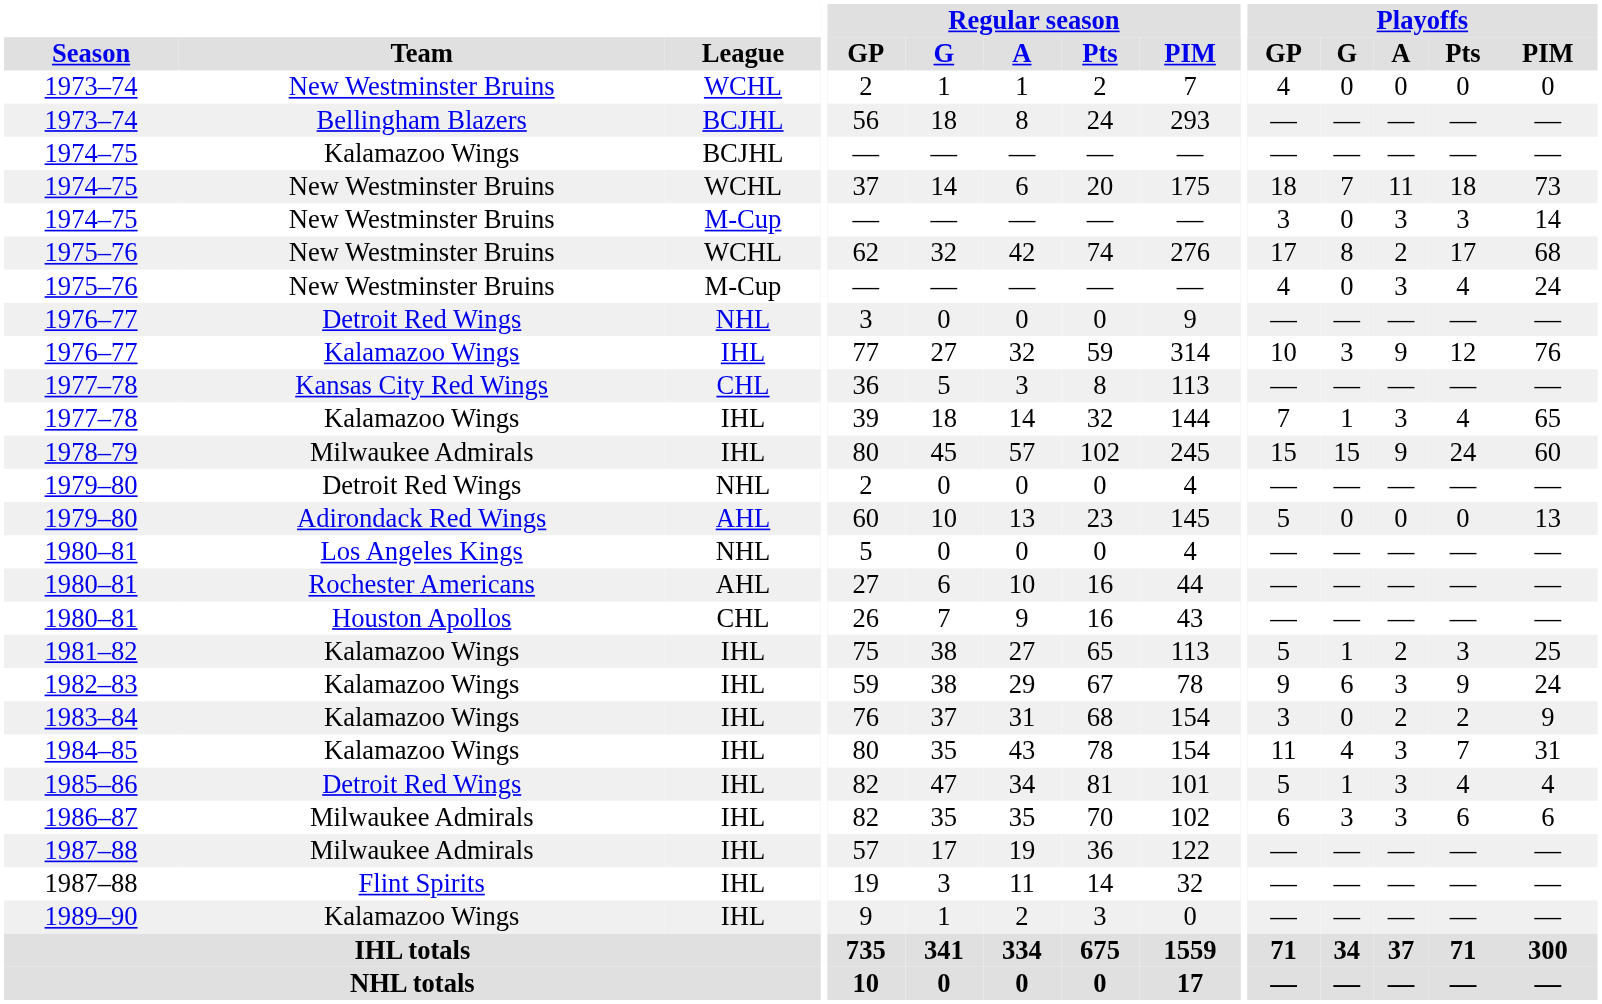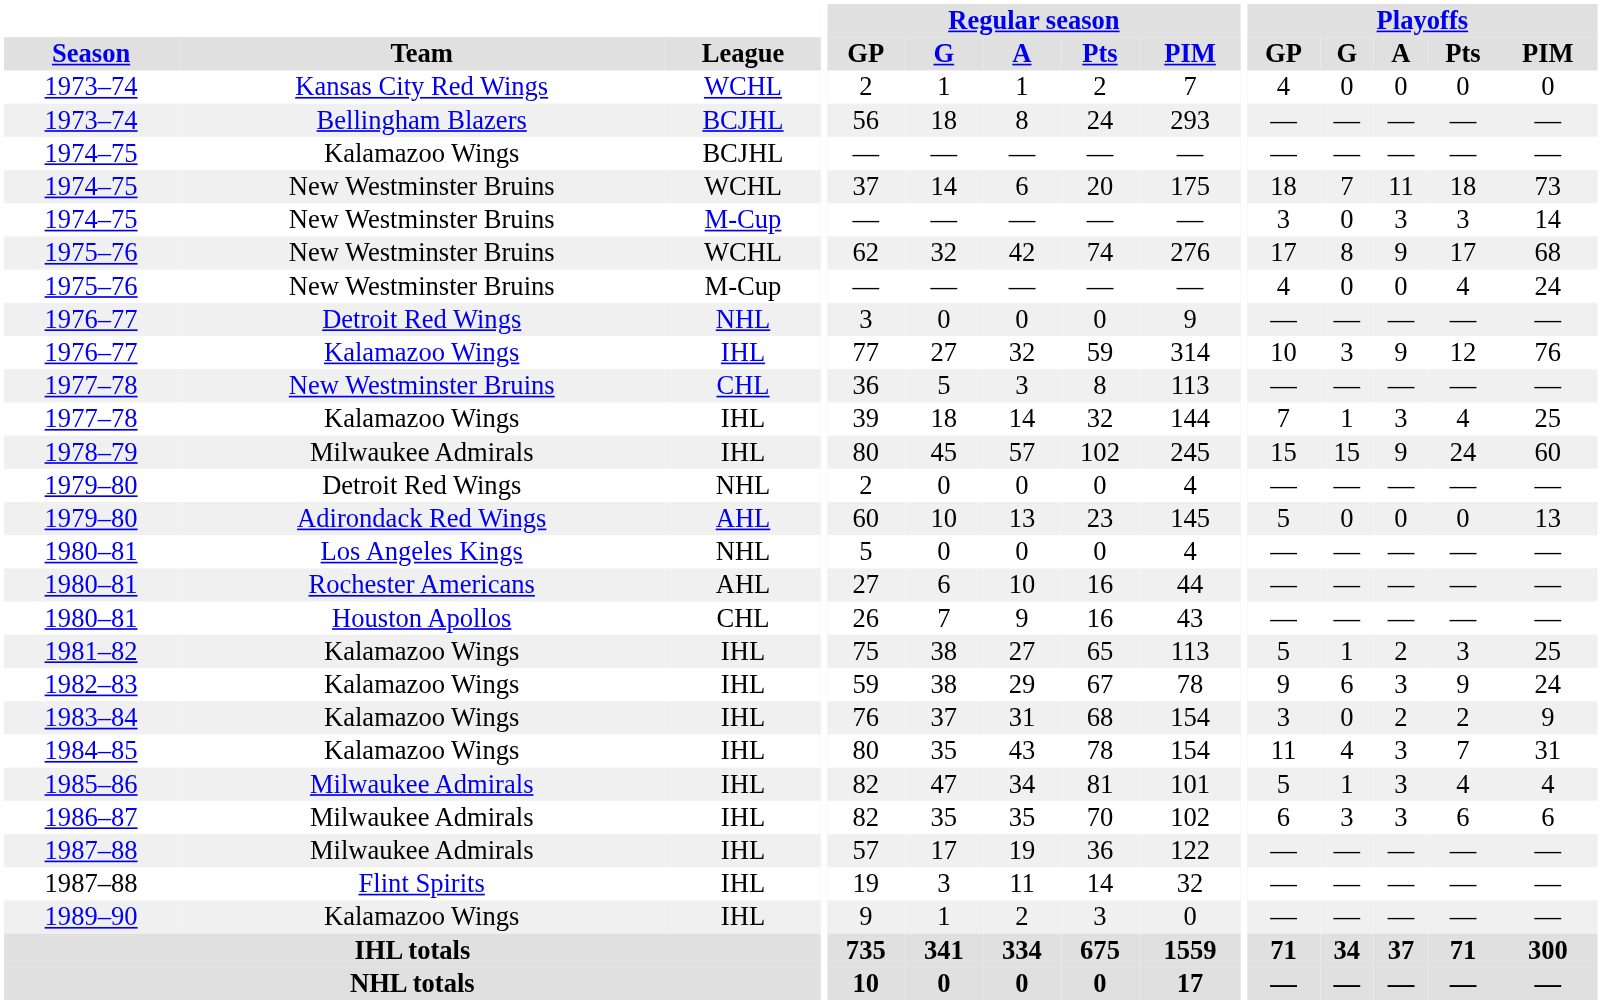(422, 86) New Westminster Bruins -> (422, 86) Kansas City Red Wings
(1401, 252) 2 -> (1401, 252) 9
(1401, 285) 3 -> (1401, 285) 0
(422, 385) Kansas City Red Wings -> (422, 385) New Westminster Bruins
(1548, 418) 65 -> (1548, 418) 25
(422, 783) Detroit Red Wings -> (422, 783) Milwaukee Admirals
